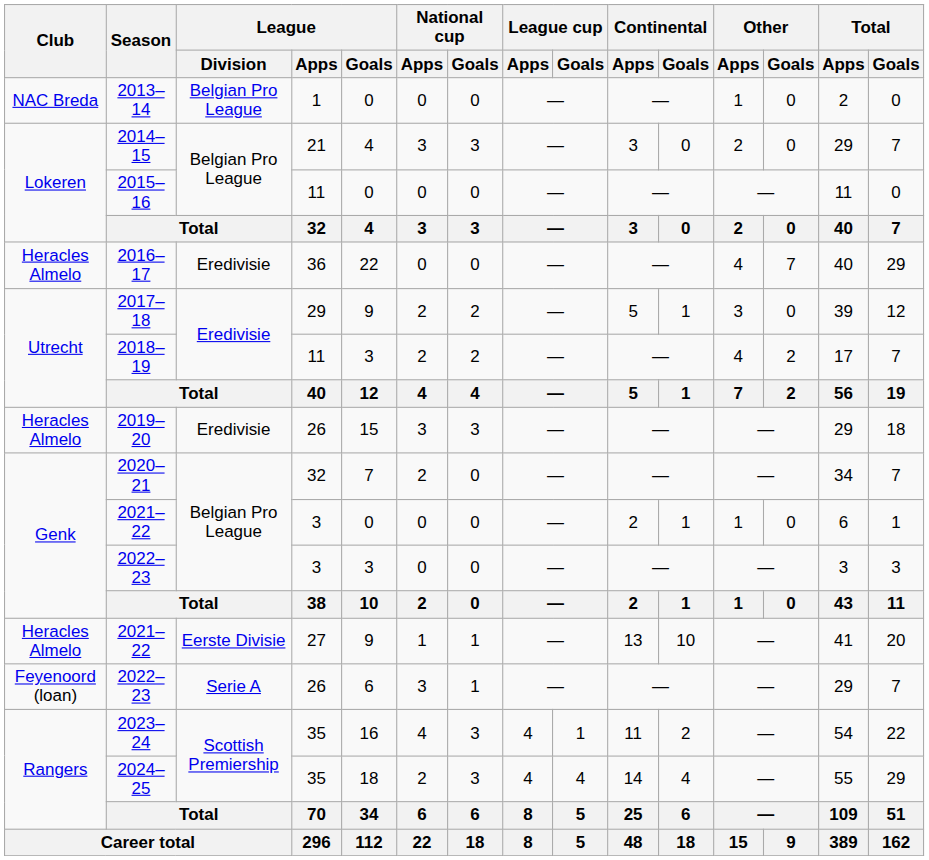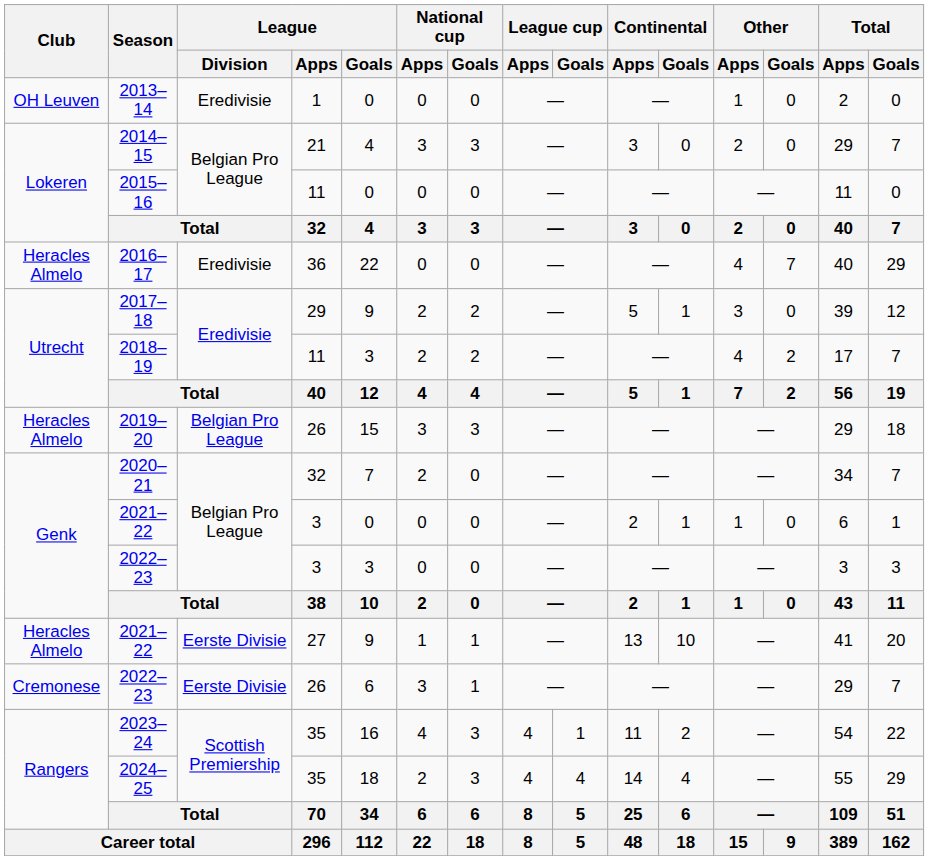(55, 100) NAC Breda -> (56, 100) OH Leuven
(234, 100) Belgian Pro League -> (235, 100) Eredivisie
(234, 430) Eredivisie -> (235, 430) Belgian Pro League
(55, 686) Feyenoord (loan) -> (56, 686) Cremonese
(234, 686) Serie A -> (235, 686) Eerste Divisie
